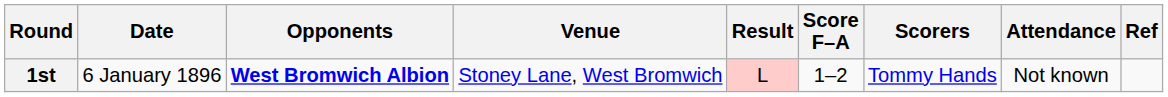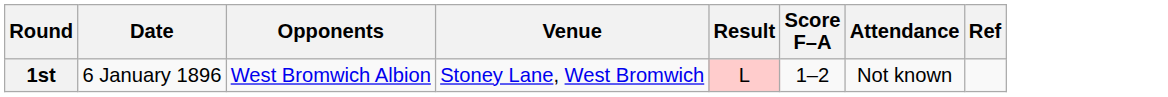- column: (932, 31)
(340, 75) bold -> (331, 75) normal
